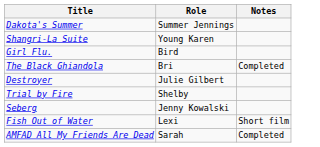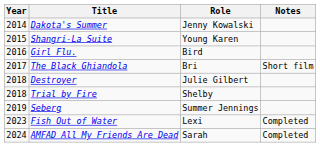+ column: (17, 11)
(196, 25) Summer Jennings -> (218, 25) Jenny Kowalski
(261, 66) Completed -> (288, 66) Short film
(194, 108) Jenny Kowalski -> (220, 108) Summer Jennings
(264, 121) Short film -> (286, 121) Completed
